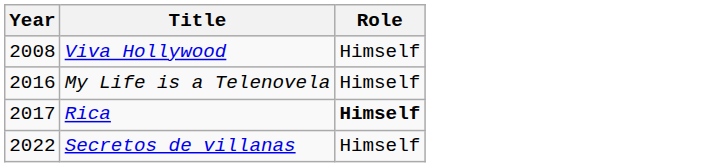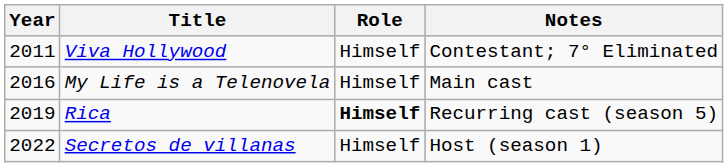+ column: (574, 20)
(32, 52) 2008 -> (32, 52) 2011
(32, 114) 2017 -> (32, 114) 2019
